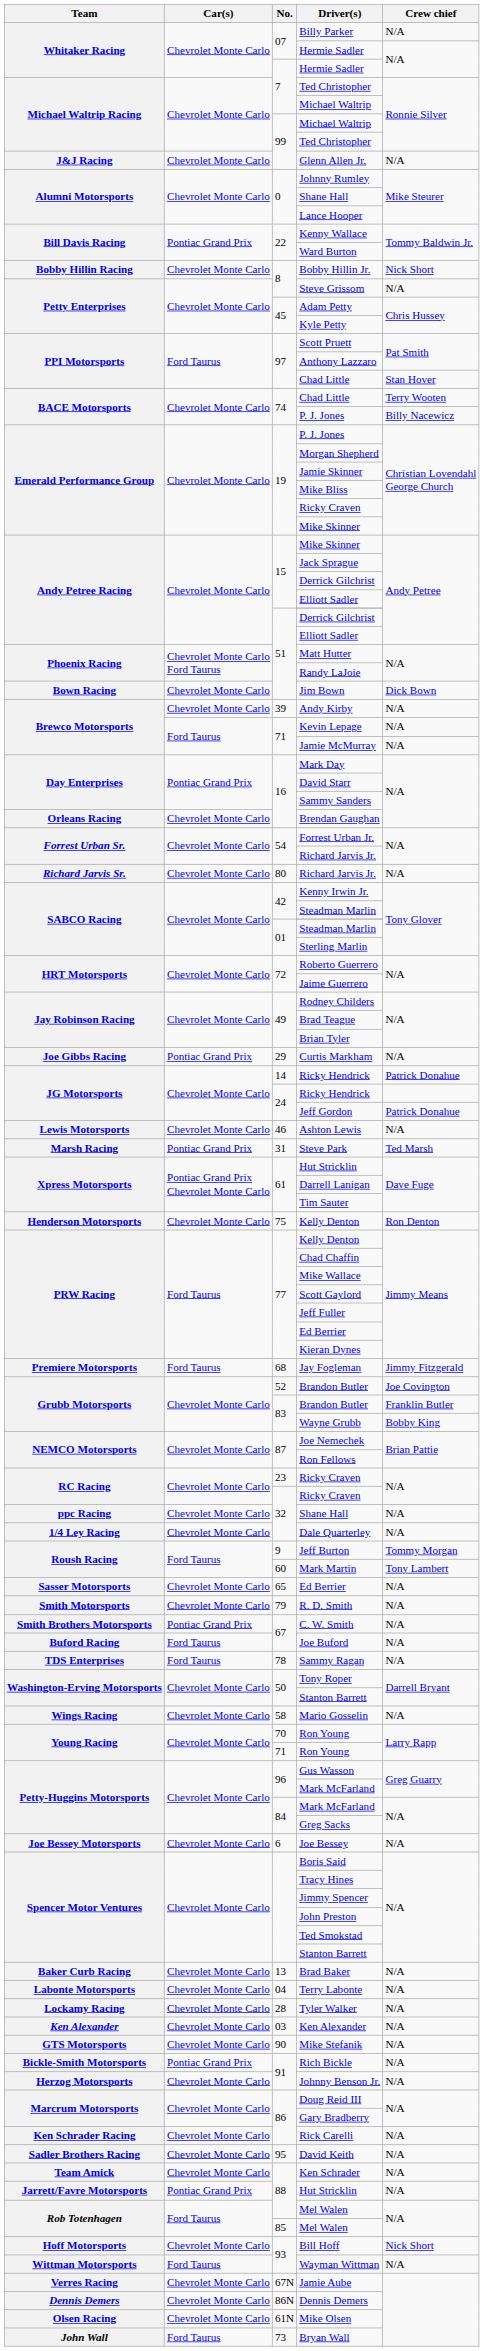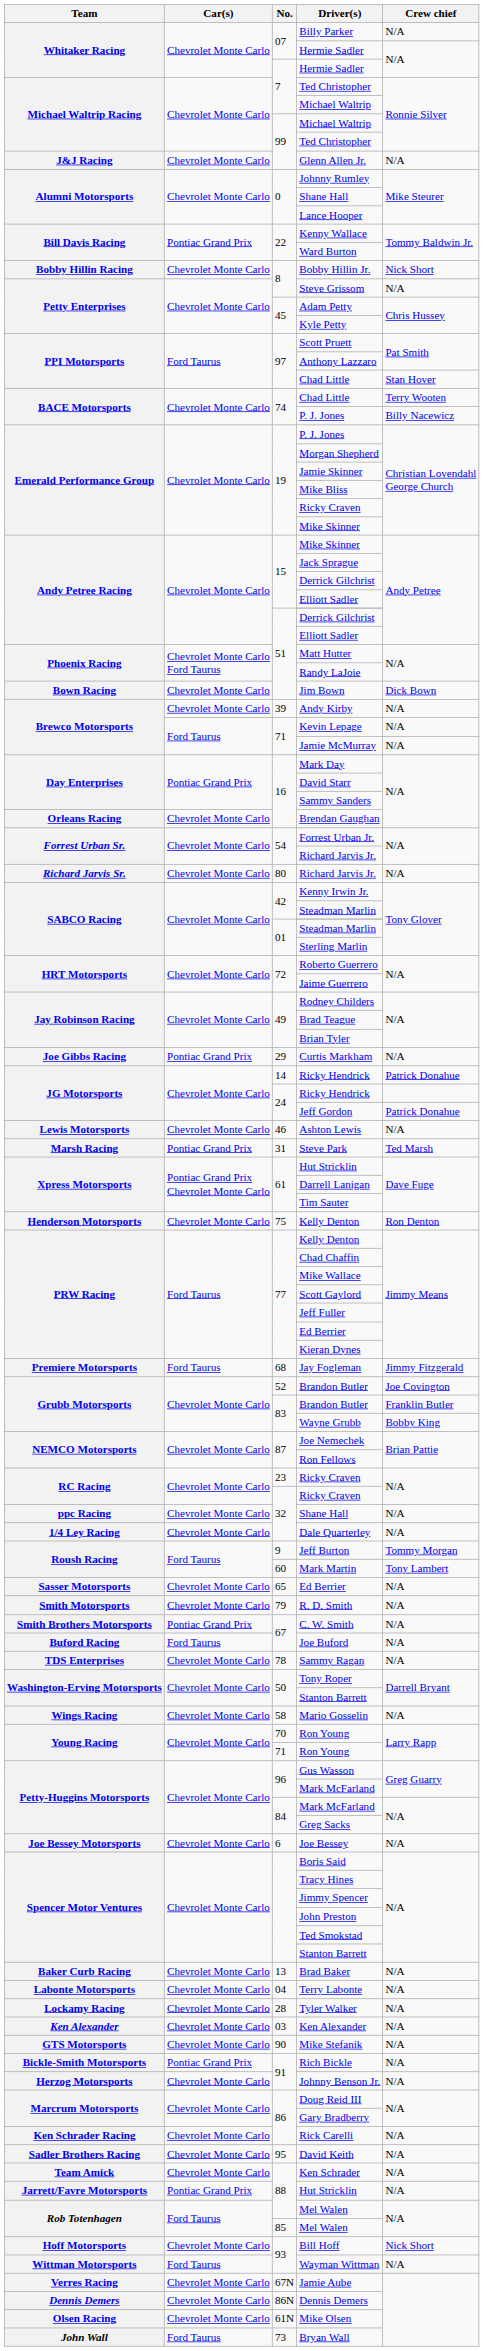(194, 1660) Ford Taurus -> (218, 1660) Chevrolet Monte Carlo
